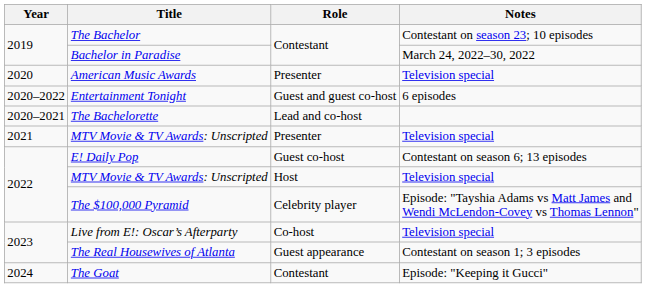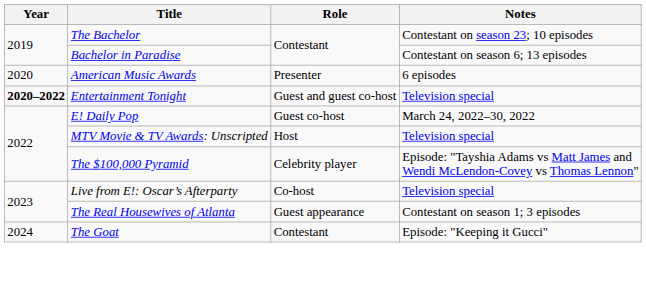(468, 55) March 24, 2022–30, 2022 -> (494, 55) Contestant on season 6; 13 episodes
(448, 75) Television special -> (429, 75) 6 episodes
(36, 95) normal -> (36, 95) bold
(429, 95) 6 episodes -> (448, 95) Television special
- row: (115, 116)
- row: (169, 136)
(494, 156) Contestant on season 6; 13 episodes -> (468, 116) March 24, 2022–30, 2022
